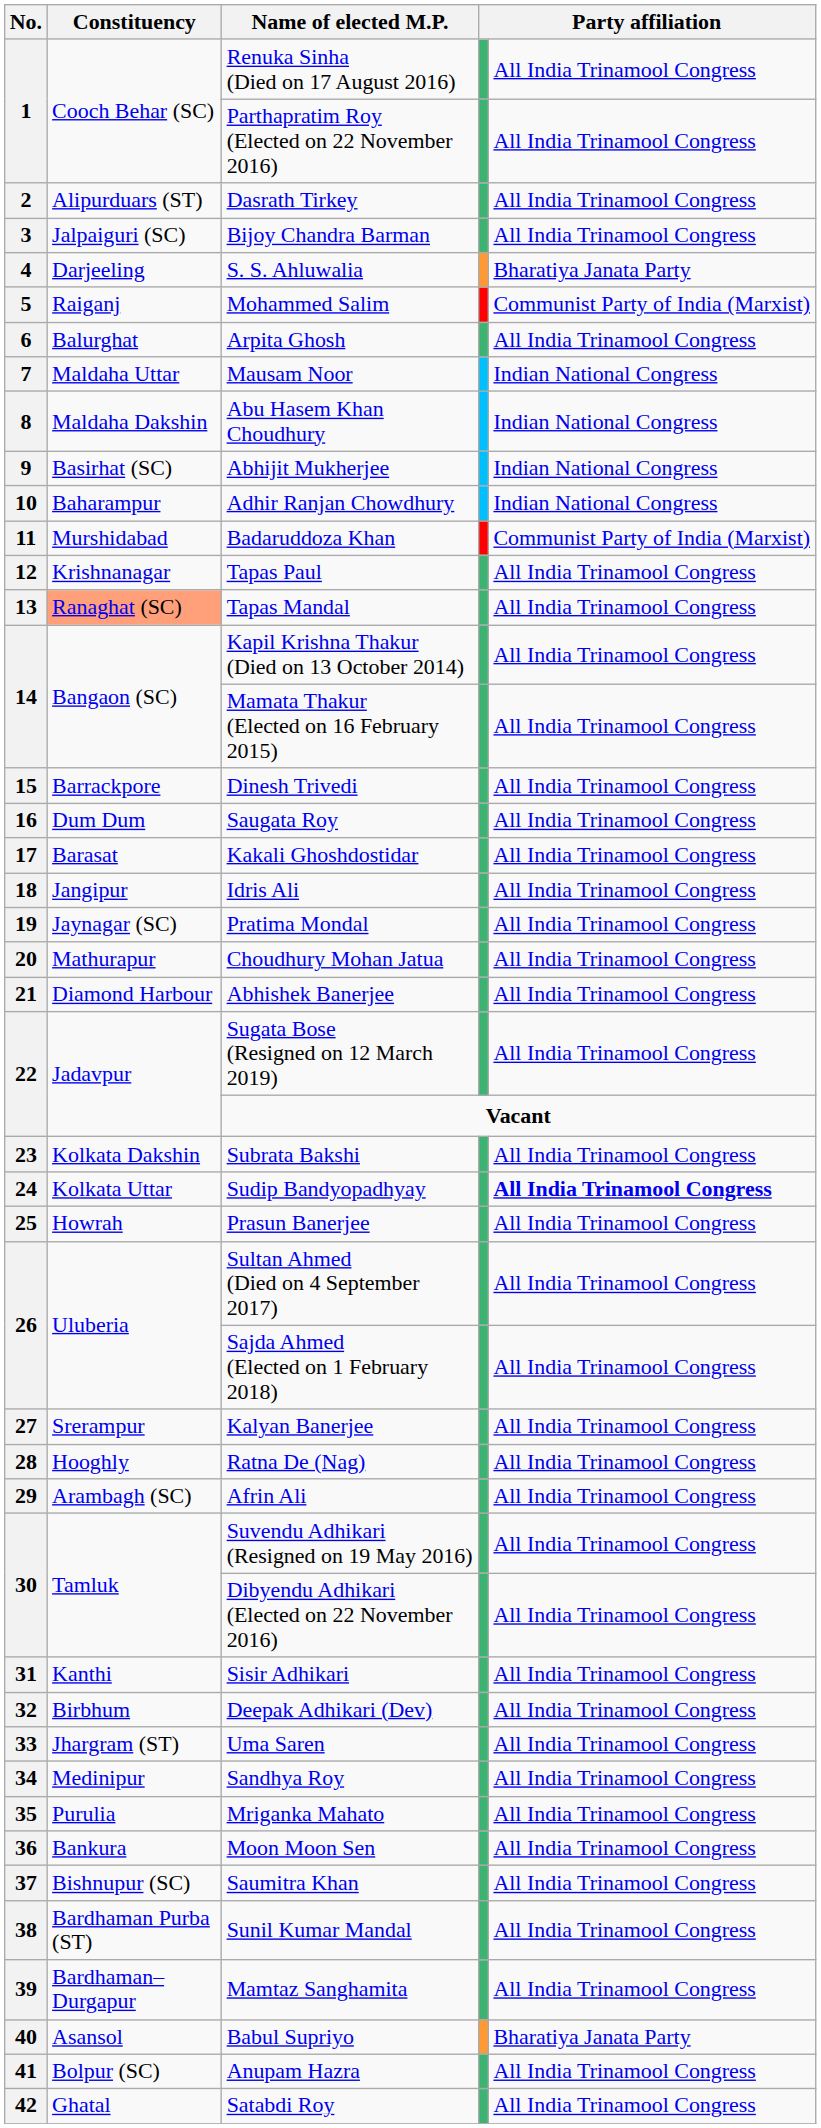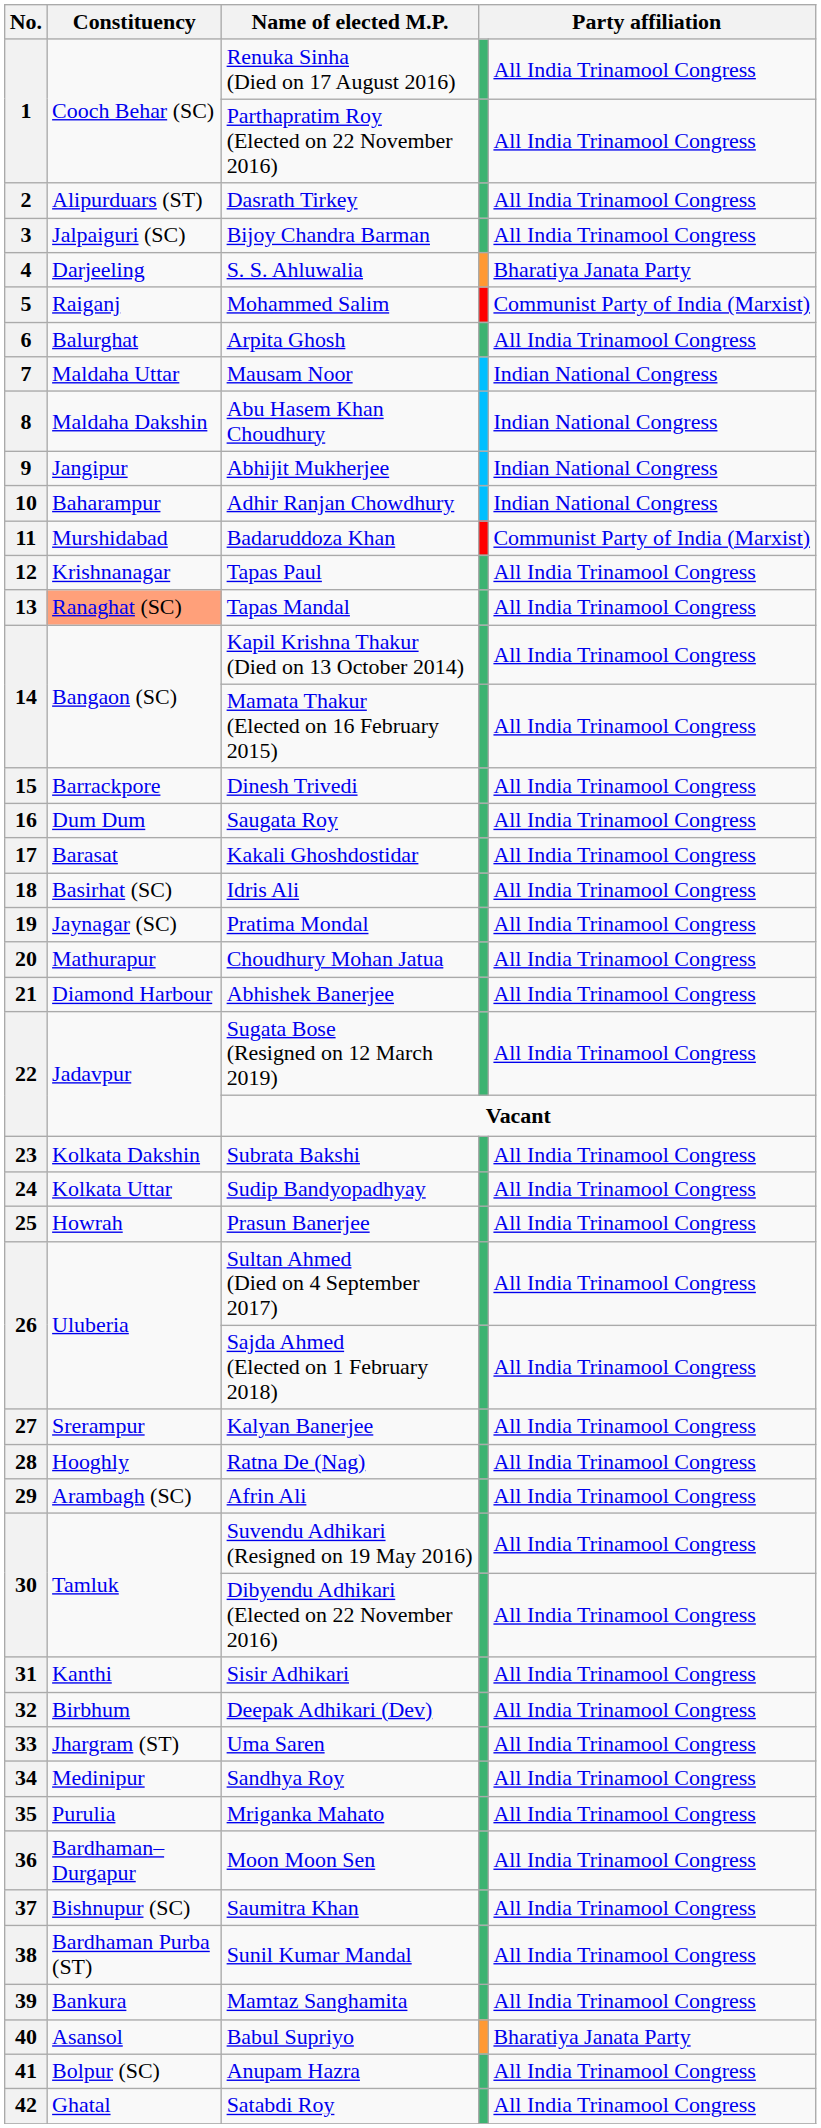(112, 468) Basirhat (SC) -> (90, 468) Jangipur
(90, 889) Jangipur -> (112, 889) Basirhat (SC)
(633, 1188) bold -> (625, 1188) normal
(89, 1848) Bankura -> (108, 1860) Bardhaman–Durgapur
(108, 1989) Bardhaman–Durgapur -> (89, 2001) Bankura
